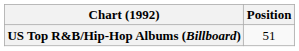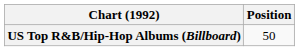(269, 35) 51 -> (269, 35) 50
